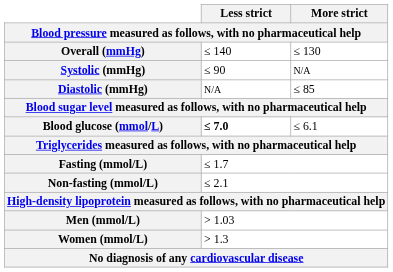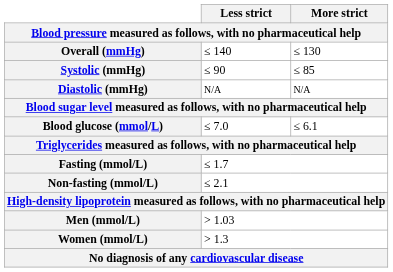(302, 70) N/A -> (304, 70) ≤ 85
(304, 88) ≤ 85 -> (302, 89) N/A
(216, 126) bold -> (216, 126) normal
